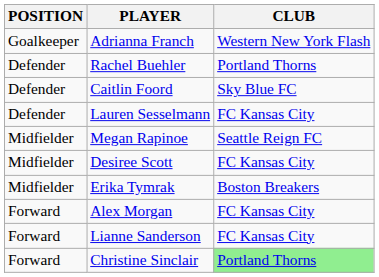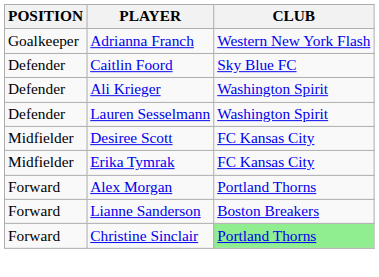- row: (138, 65)
+ row: (125, 89)
(266, 114) FC Kansas City -> (273, 114) Washington Spirit
- row: (139, 138)
(268, 187) Boston Breakers -> (266, 162) FC Kansas City
(266, 211) FC Kansas City -> (267, 187) Portland Thorns
(266, 235) FC Kansas City -> (268, 211) Boston Breakers
